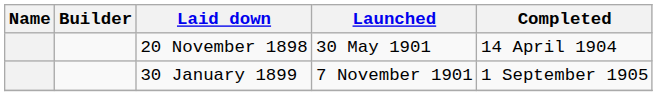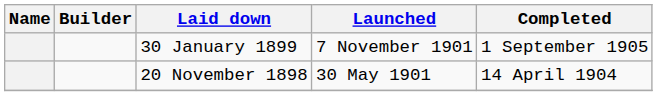rows swapped: (224, 47) <-> (219, 76)
